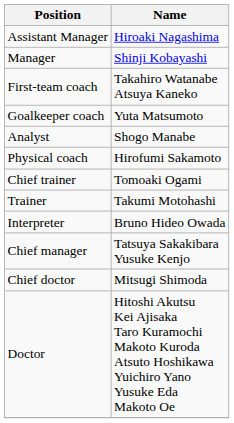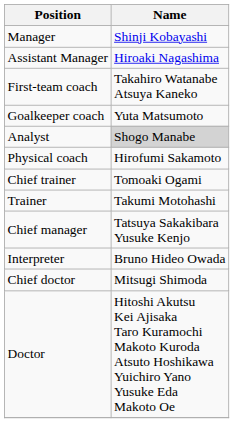rows swapped: (31, 57) <-> (58, 36)
(155, 136) no background -> (155, 136) lightgrey background
rows swapped: (36, 222) <-> (47, 250)
